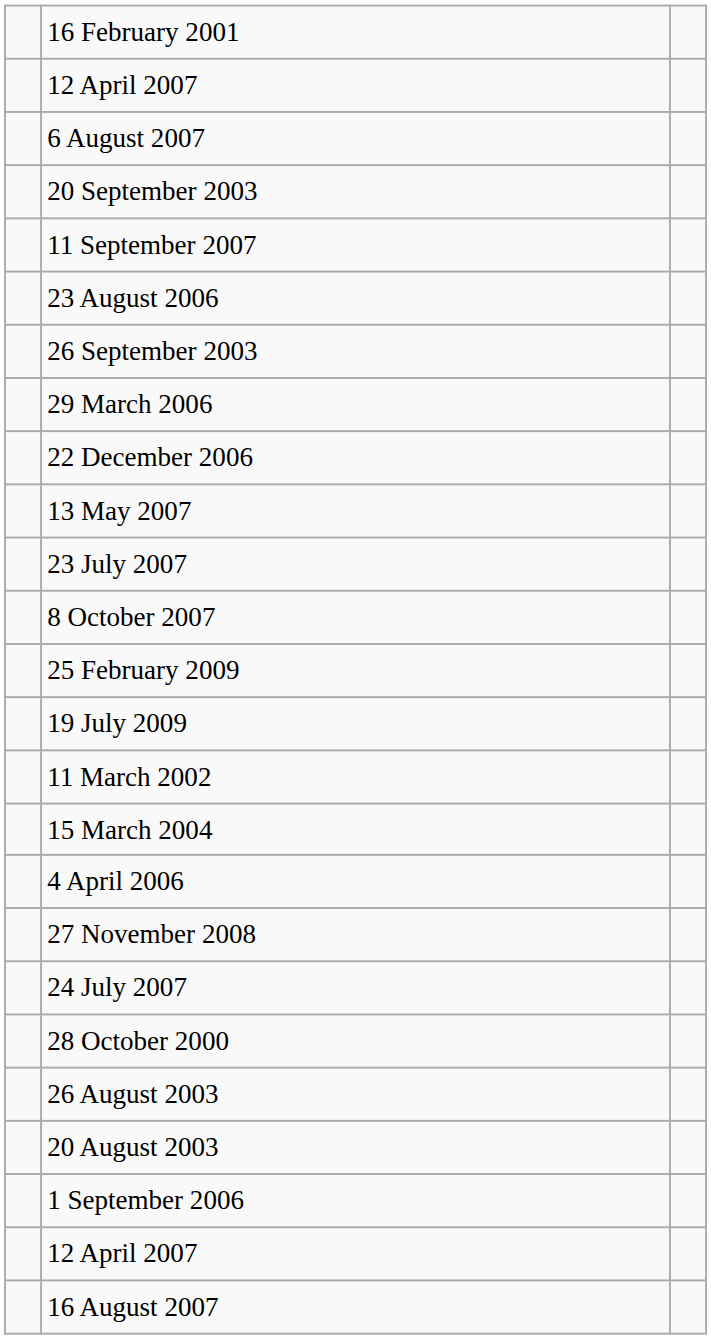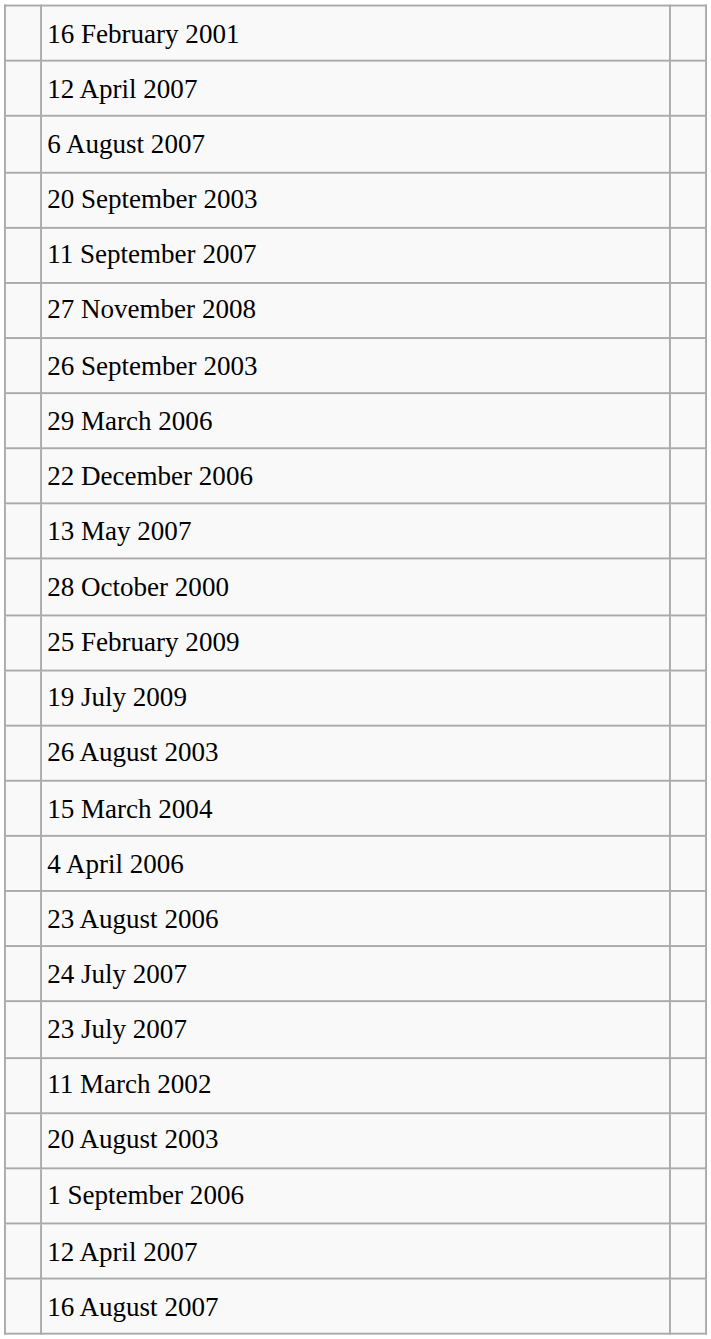rows swapped: (23, 935) <-> (23, 298)
rows swapped: (23, 564) <-> (23, 1042)
- row: (23, 617)
rows swapped: (23, 1095) <-> (23, 776)
